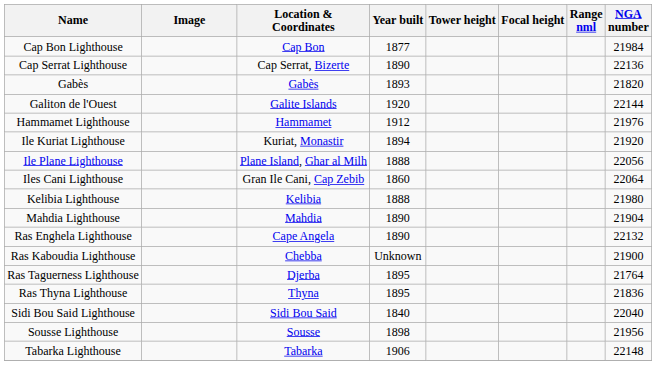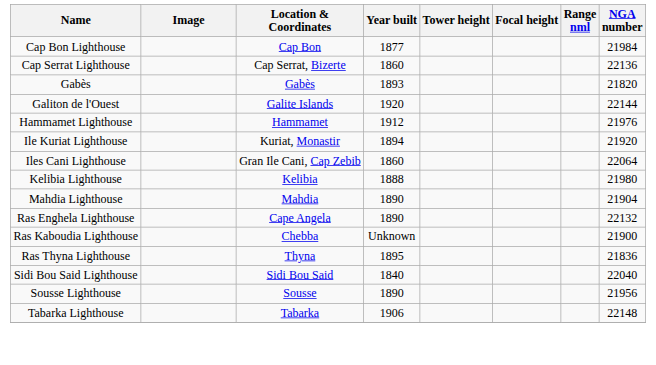(398, 65) 1890 -> (392, 65) 1860
- row: (73, 160)
- row: (73, 274)
(398, 332) 1898 -> (392, 293) 1890
